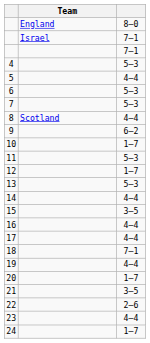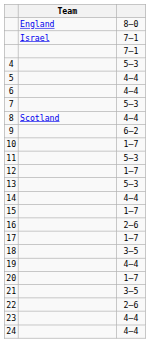(131, 91) 5–3 -> (131, 91) 4–4
(131, 211) 3–5 -> (131, 211) 1–7
(131, 225) 4–4 -> (131, 225) 2–6
(131, 238) 4–4 -> (131, 238) 1–7
(131, 251) 7–1 -> (131, 251) 3–5
(131, 331) 1–7 -> (131, 331) 4–4
